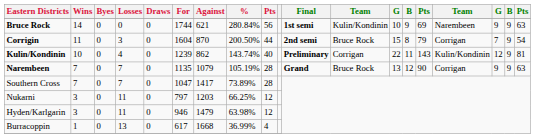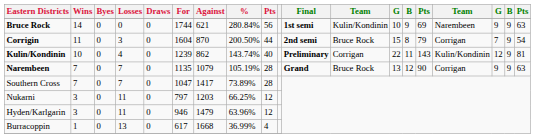(242, 111) 63.98% -> (242, 111) 63.96%
